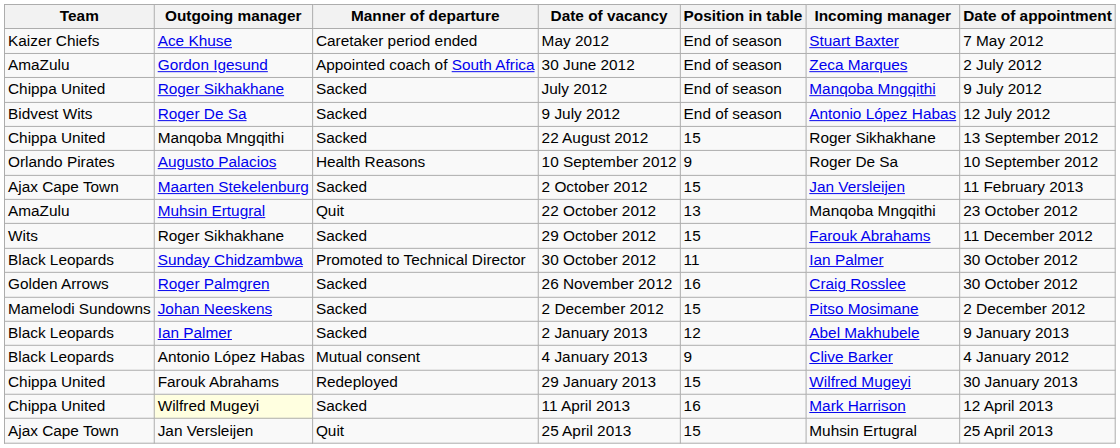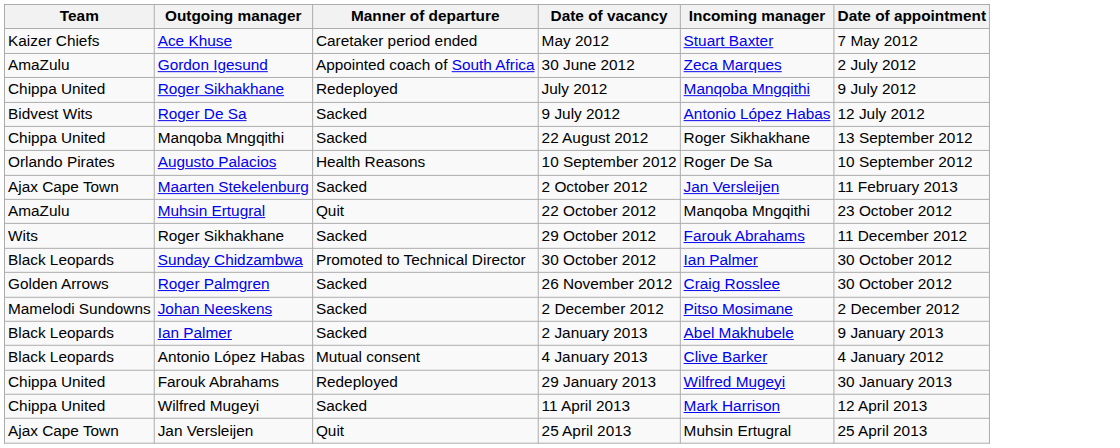- column: (743, 16)
(342, 89) Sacked -> (357, 89) Redeployed
(208, 406) lightyellow background -> (208, 406) no background
